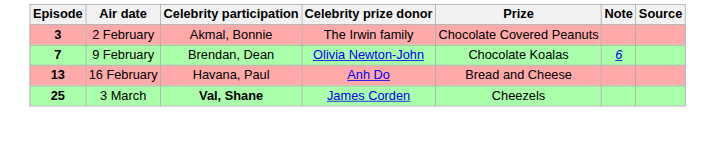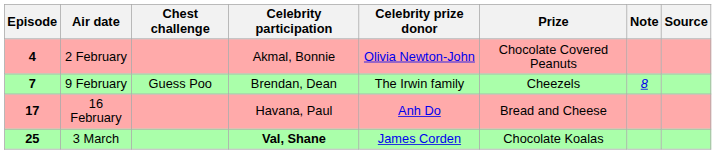+ column: (180, 21)
(58, 34) 3 -> (32, 56) 4
(369, 34) The Irwin family -> (419, 56) Olivia Newton-John
(369, 55) Olivia Newton-John -> (419, 84) The Irwin family
(519, 55) Chocolate Koalas -> (553, 84) Cheezels
(619, 55) 6 -> (644, 84) 8
(58, 75) 13 -> (32, 111) 17
(519, 95) Cheezels -> (553, 139) Chocolate Koalas
